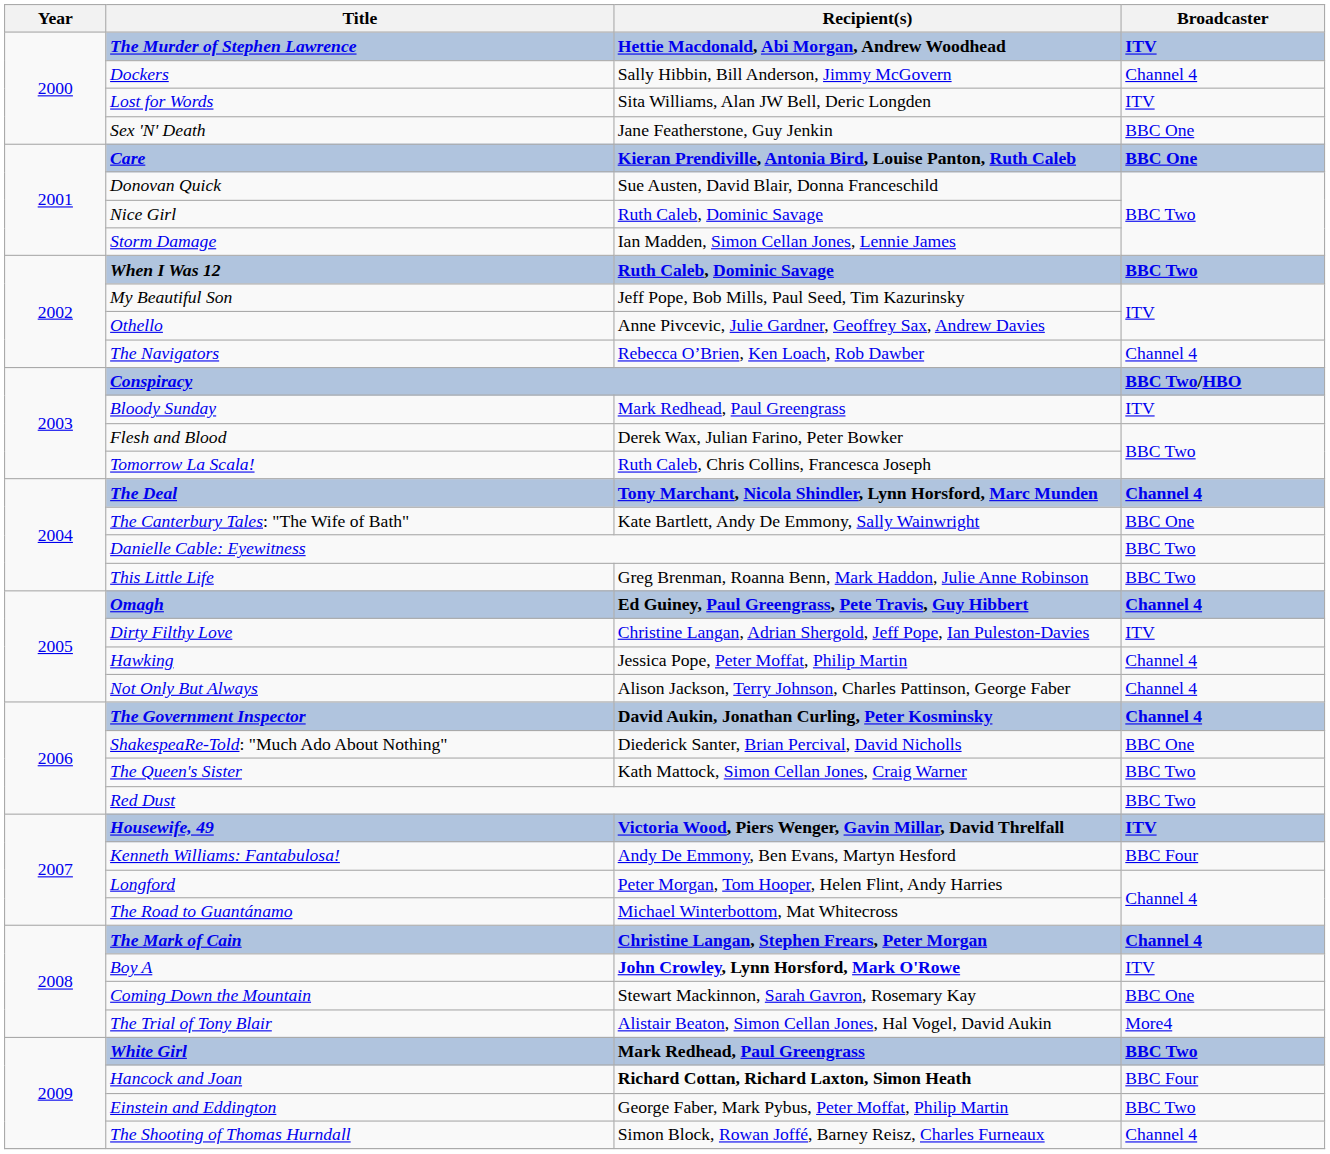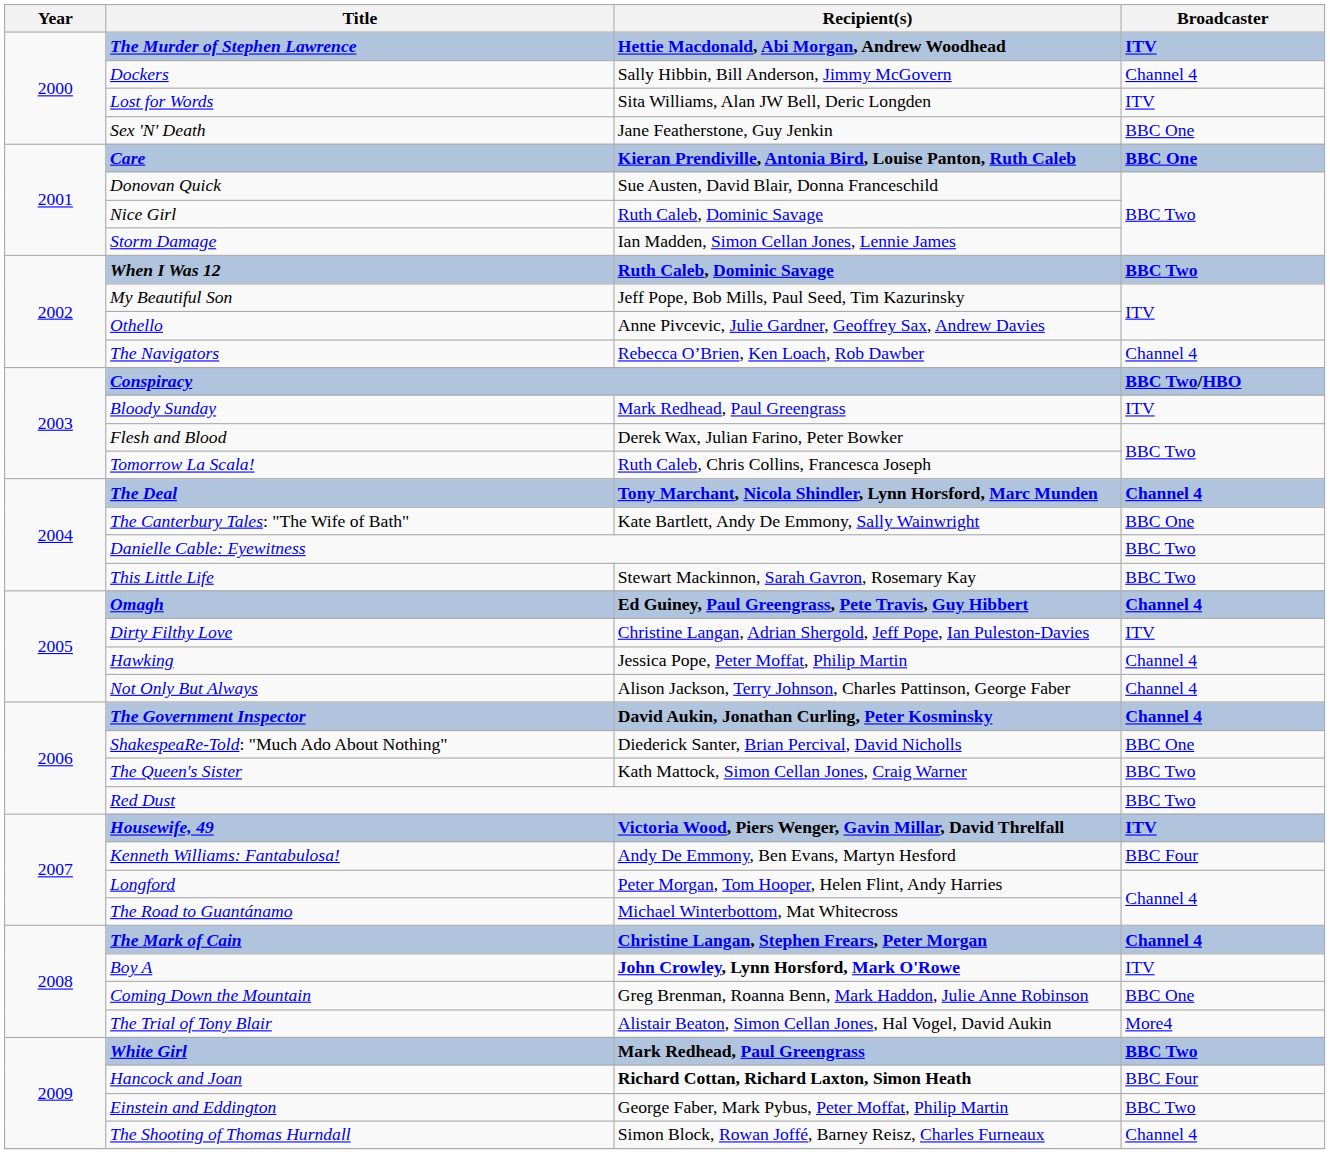(853, 576) Greg Brenman, Roanna Benn, Mark Haddon, Julie Anne Robinson -> (797, 576) Stewart Mackinnon, Sarah Gavron, Rosemary Kay
(797, 995) Stewart Mackinnon, Sarah Gavron, Rosemary Kay -> (853, 995) Greg Brenman, Roanna Benn, Mark Haddon, Julie Anne Robinson
